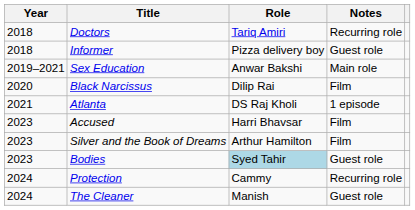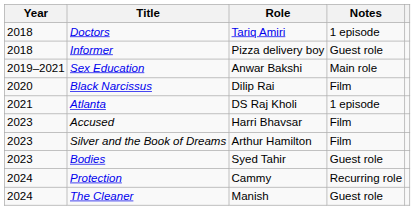(366, 31) Recurring role -> (355, 31) 1 episode
(259, 159) lightblue background -> (259, 159) no background
